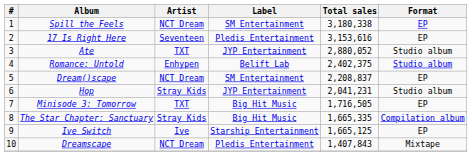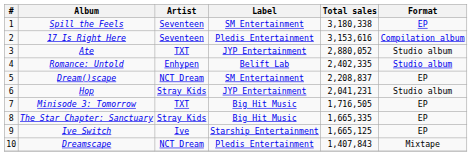(182, 24) NCT Dream -> (182, 24) Seventeen
(423, 38) EP -> (423, 38) Compilation album
(350, 64) 2,402,375 -> (350, 64) 2,402,335
(423, 118) Compilation album -> (423, 118) EP
